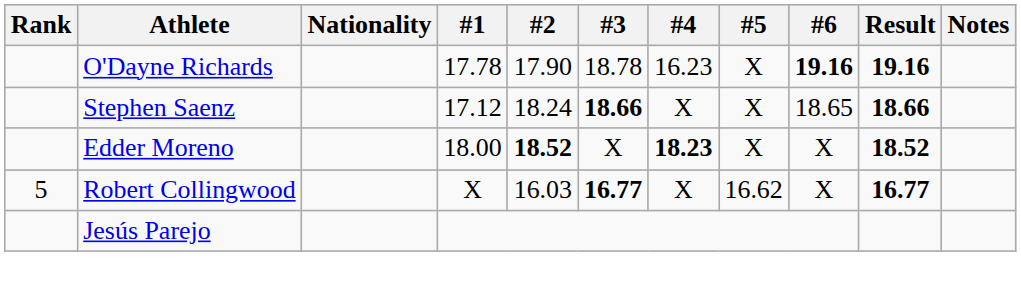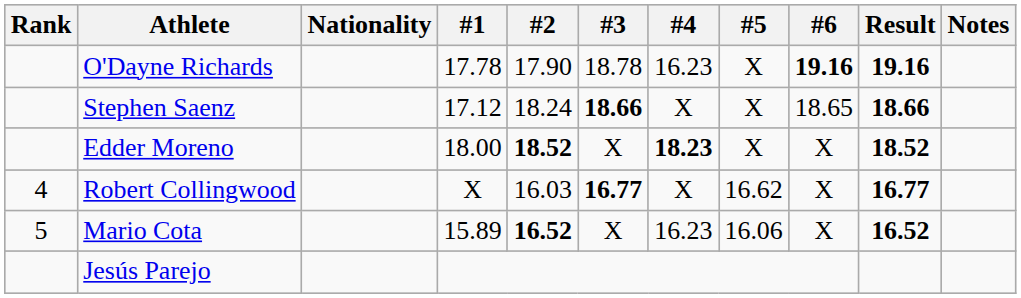(41, 189) 5 -> (41, 189) 4
+ row: (143, 230)
